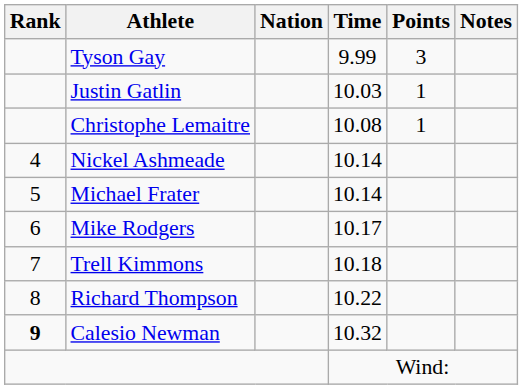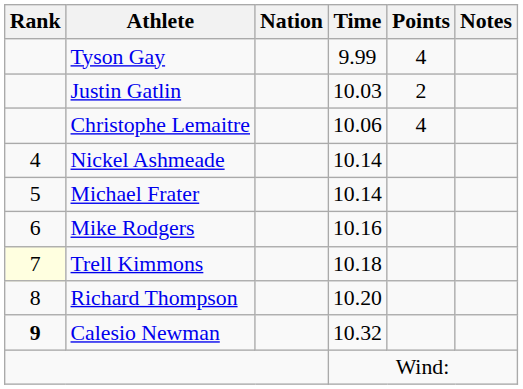(421, 56) 3 -> (421, 56) 4
(421, 90) 1 -> (421, 90) 2
(357, 125) 10.08 -> (357, 125) 10.06
(421, 125) 1 -> (421, 125) 4
(357, 228) 10.17 -> (357, 228) 10.16
(35, 263) no background -> (35, 263) lightyellow background
(357, 297) 10.22 -> (357, 297) 10.20
